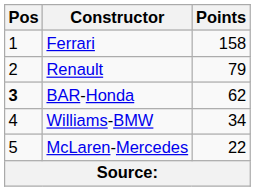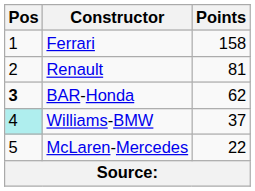(237, 69) 79 -> (237, 69) 81
(13, 121) no background -> (13, 121) paleturquoise background
(237, 121) 34 -> (237, 121) 37
